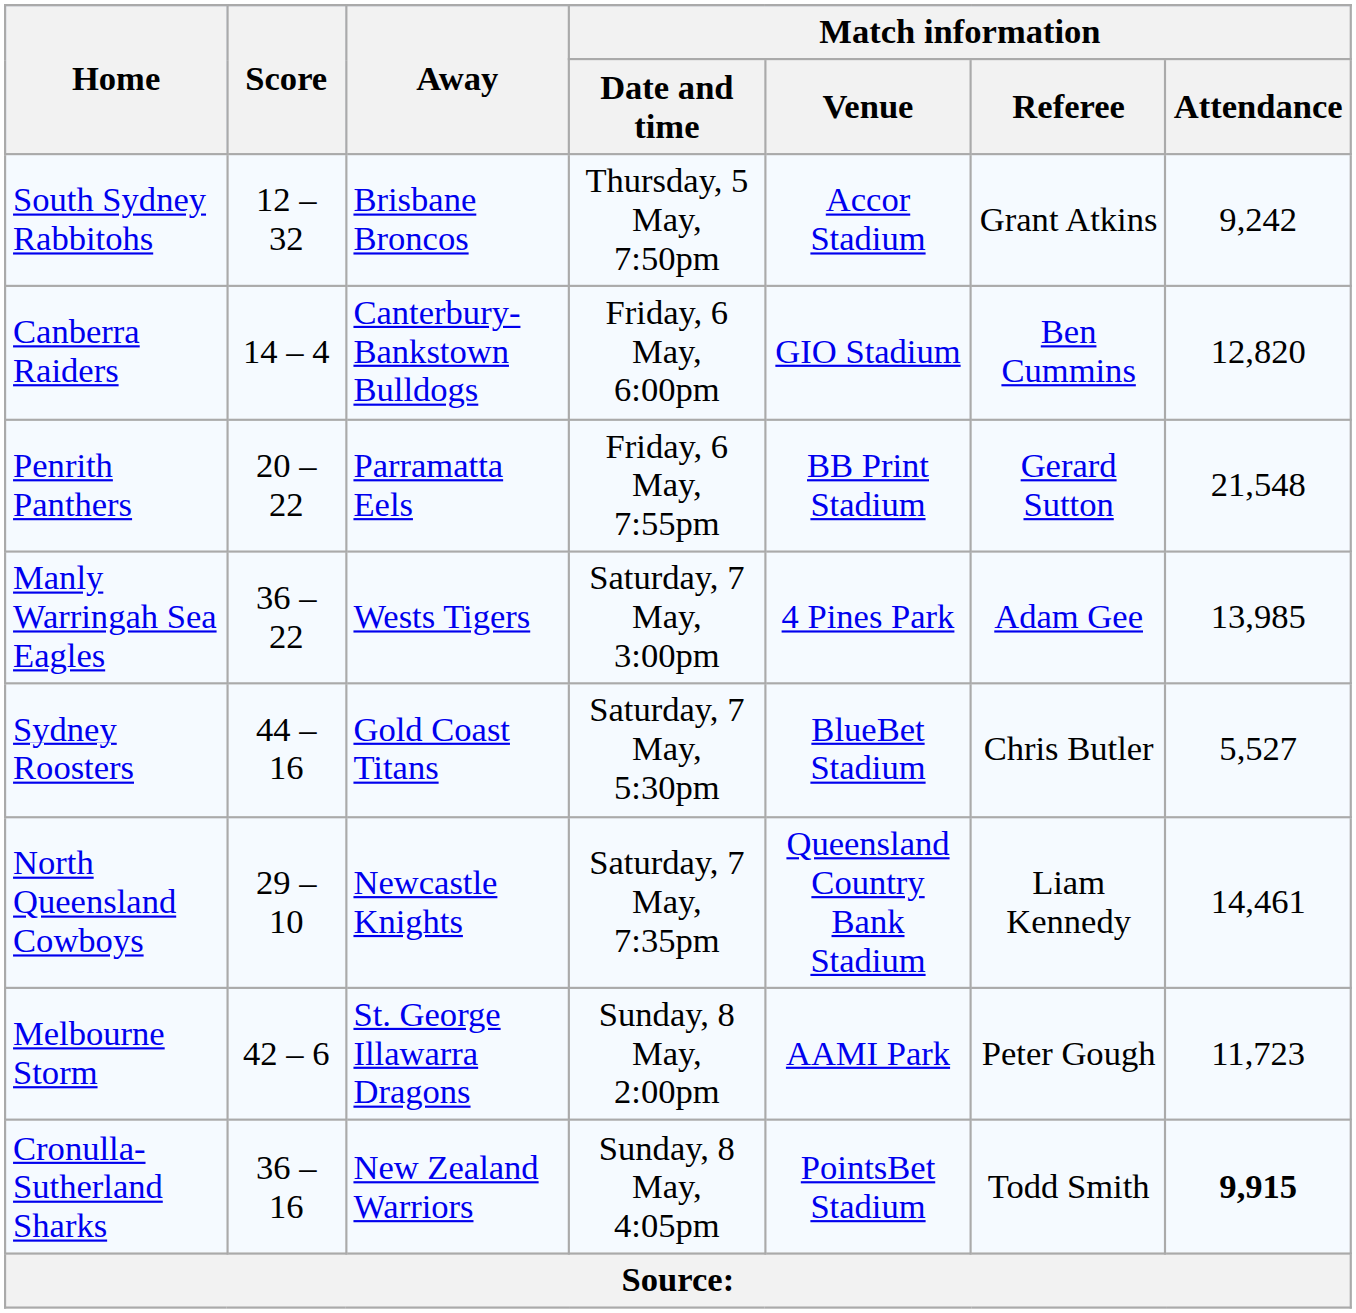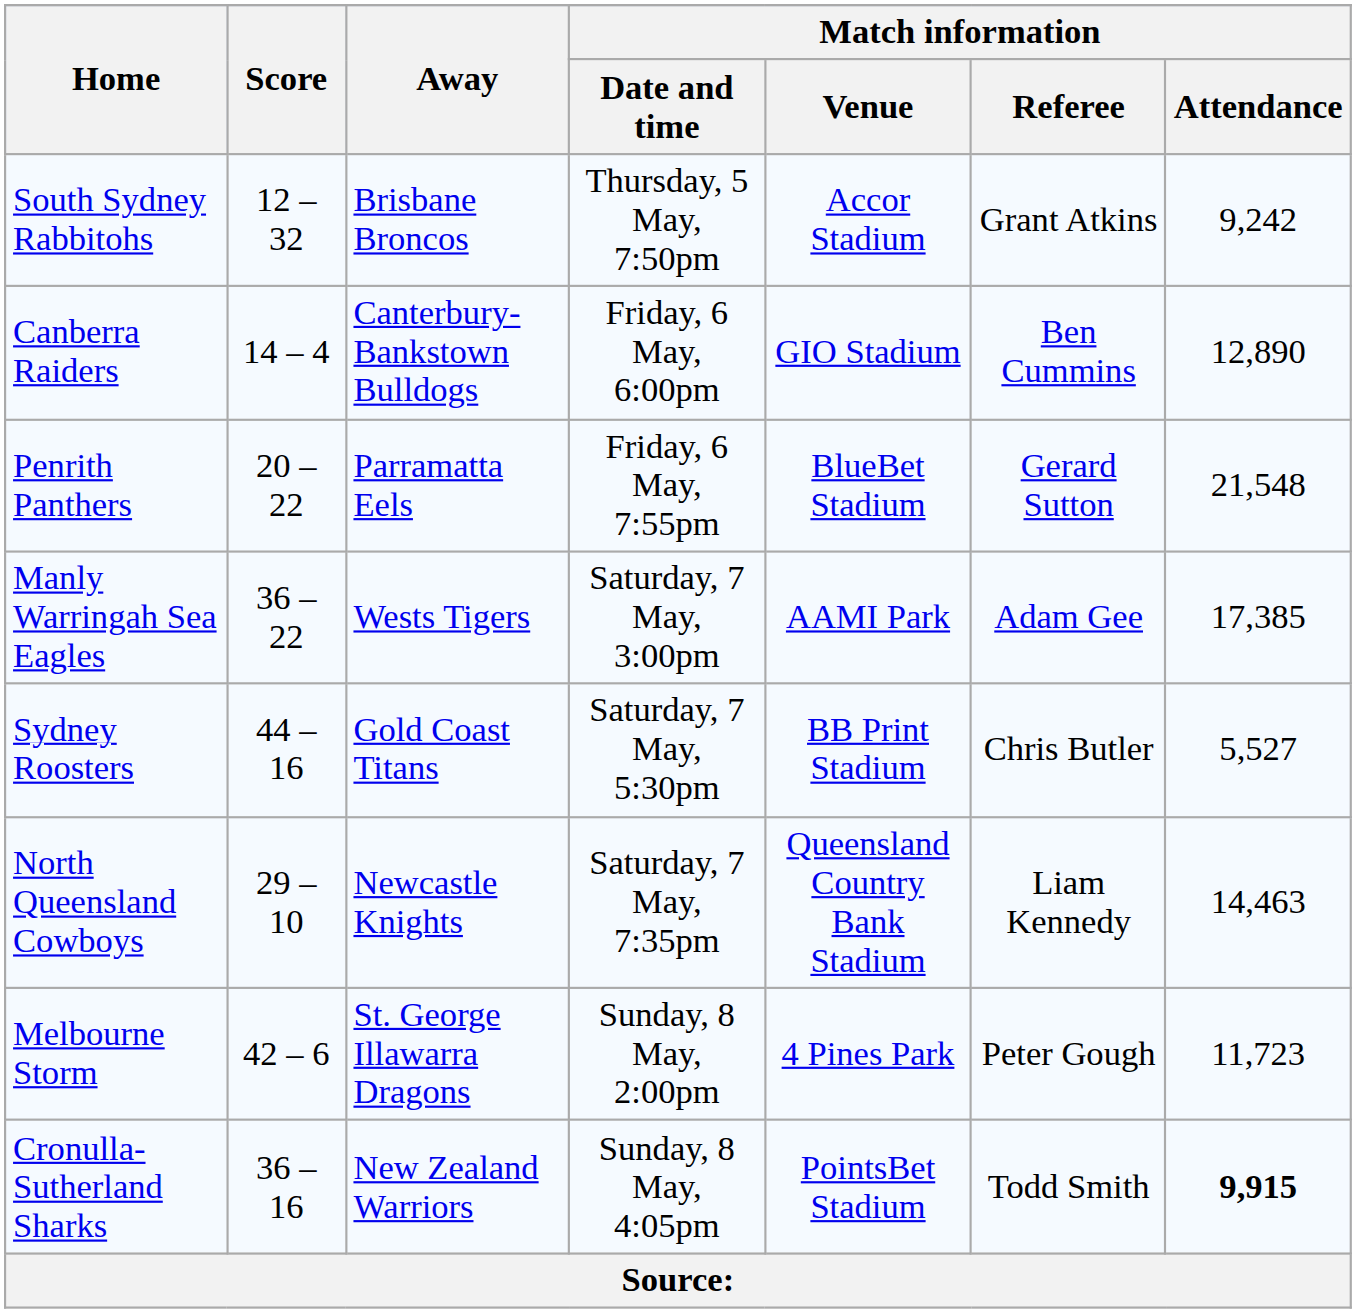(1258, 351) 12,820 -> (1258, 351) 12,890
(868, 484) BB Print Stadium -> (868, 484) BlueBet Stadium
(868, 616) 4 Pines Park -> (868, 616) AAMI Park
(1258, 616) 13,985 -> (1258, 616) 17,385
(868, 749) BlueBet Stadium -> (868, 749) BB Print Stadium
(1258, 901) 14,461 -> (1258, 901) 14,463
(868, 1053) AAMI Park -> (868, 1053) 4 Pines Park
